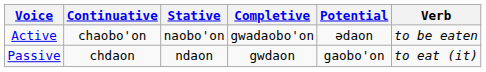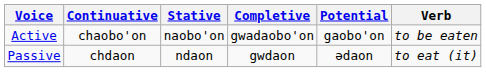(354, 35) ədaon -> (354, 35) gaobo'on
(354, 56) gaobo'on -> (354, 56) ədaon
